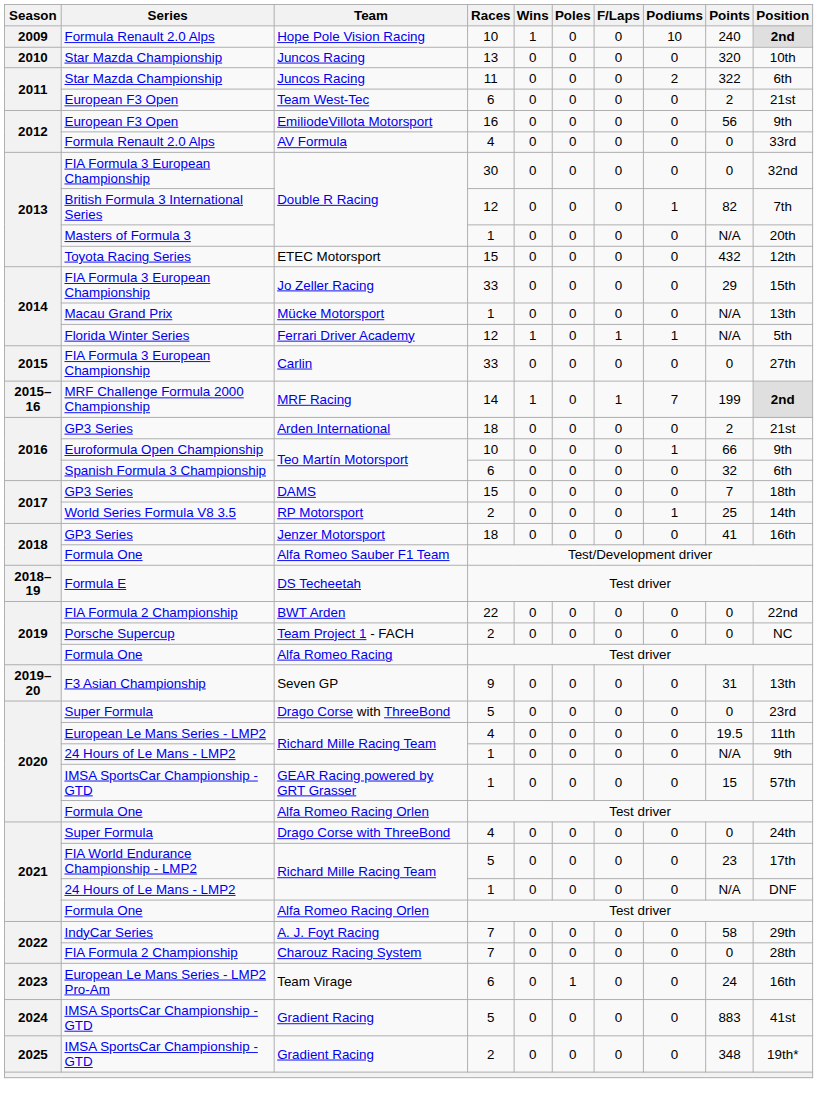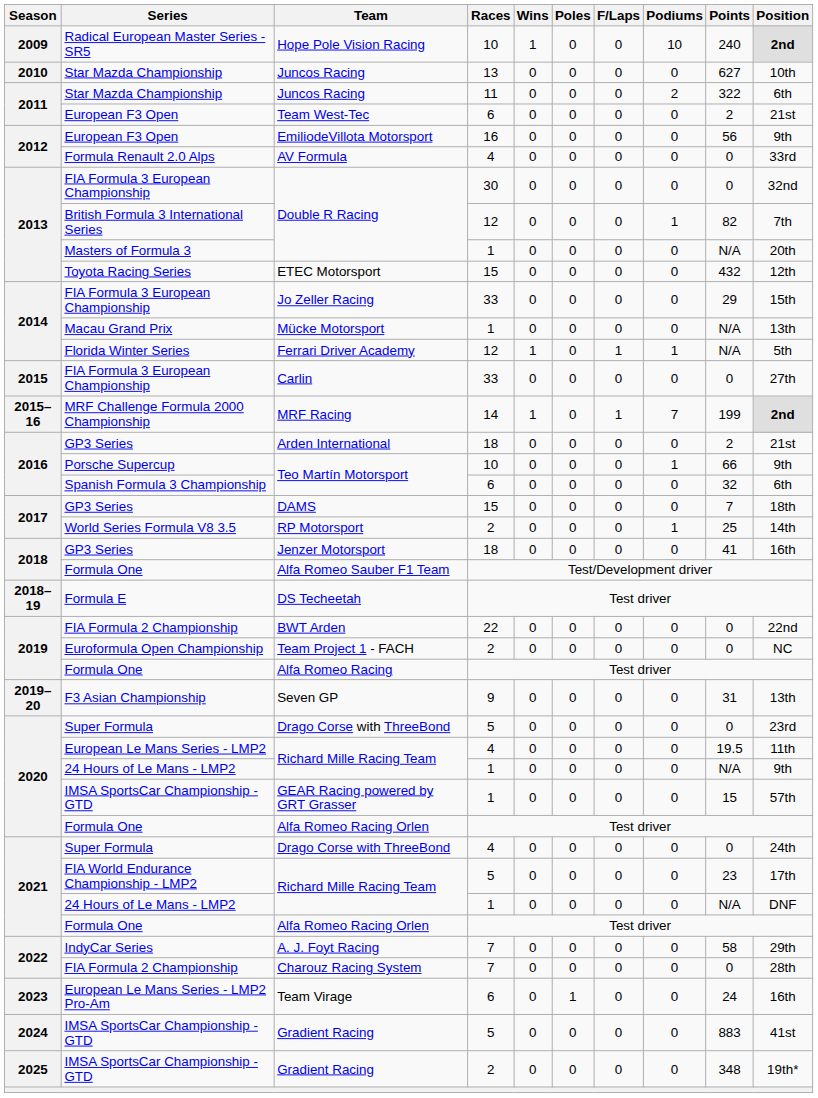(140, 37) Formula Renault 2.0 Alps -> (165, 44) Radical European Master Series - SR5
(730, 58) 320 -> (730, 73) 627
(164, 450) Euroformula Open Championship -> (120, 464) Porsche Supercup
(120, 634) Porsche Supercup -> (164, 649) Euroformula Open Championship
